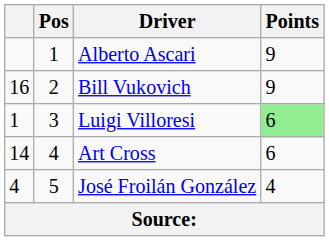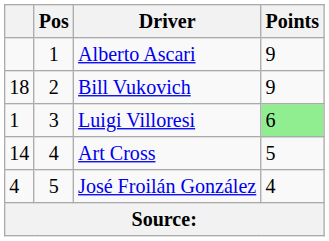(19, 87) 16 -> (19, 87) 18
(271, 153) 6 -> (271, 153) 5
